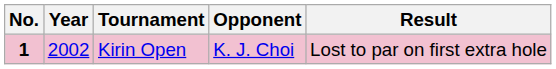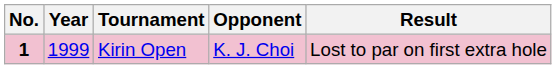(69, 49) 2002 -> (69, 49) 1999
